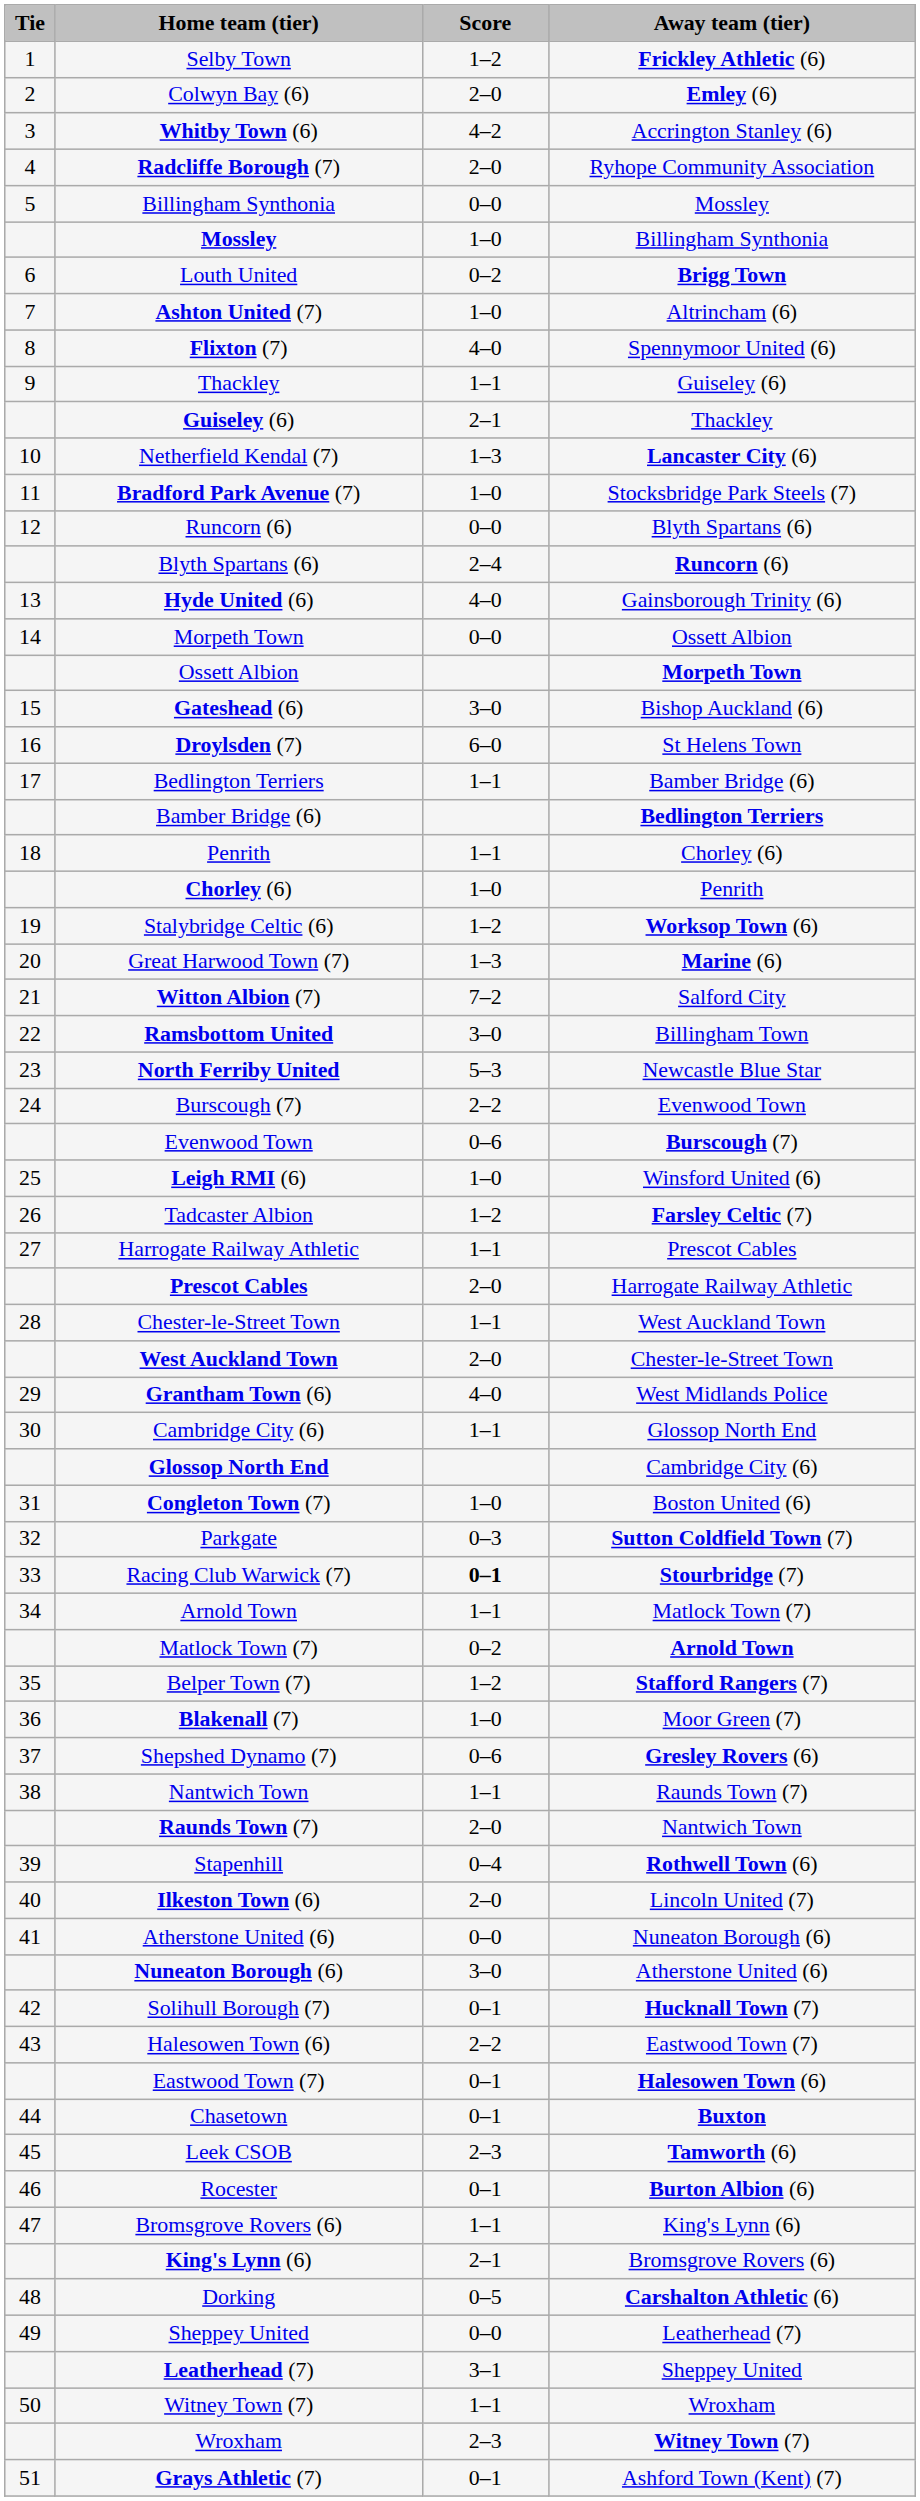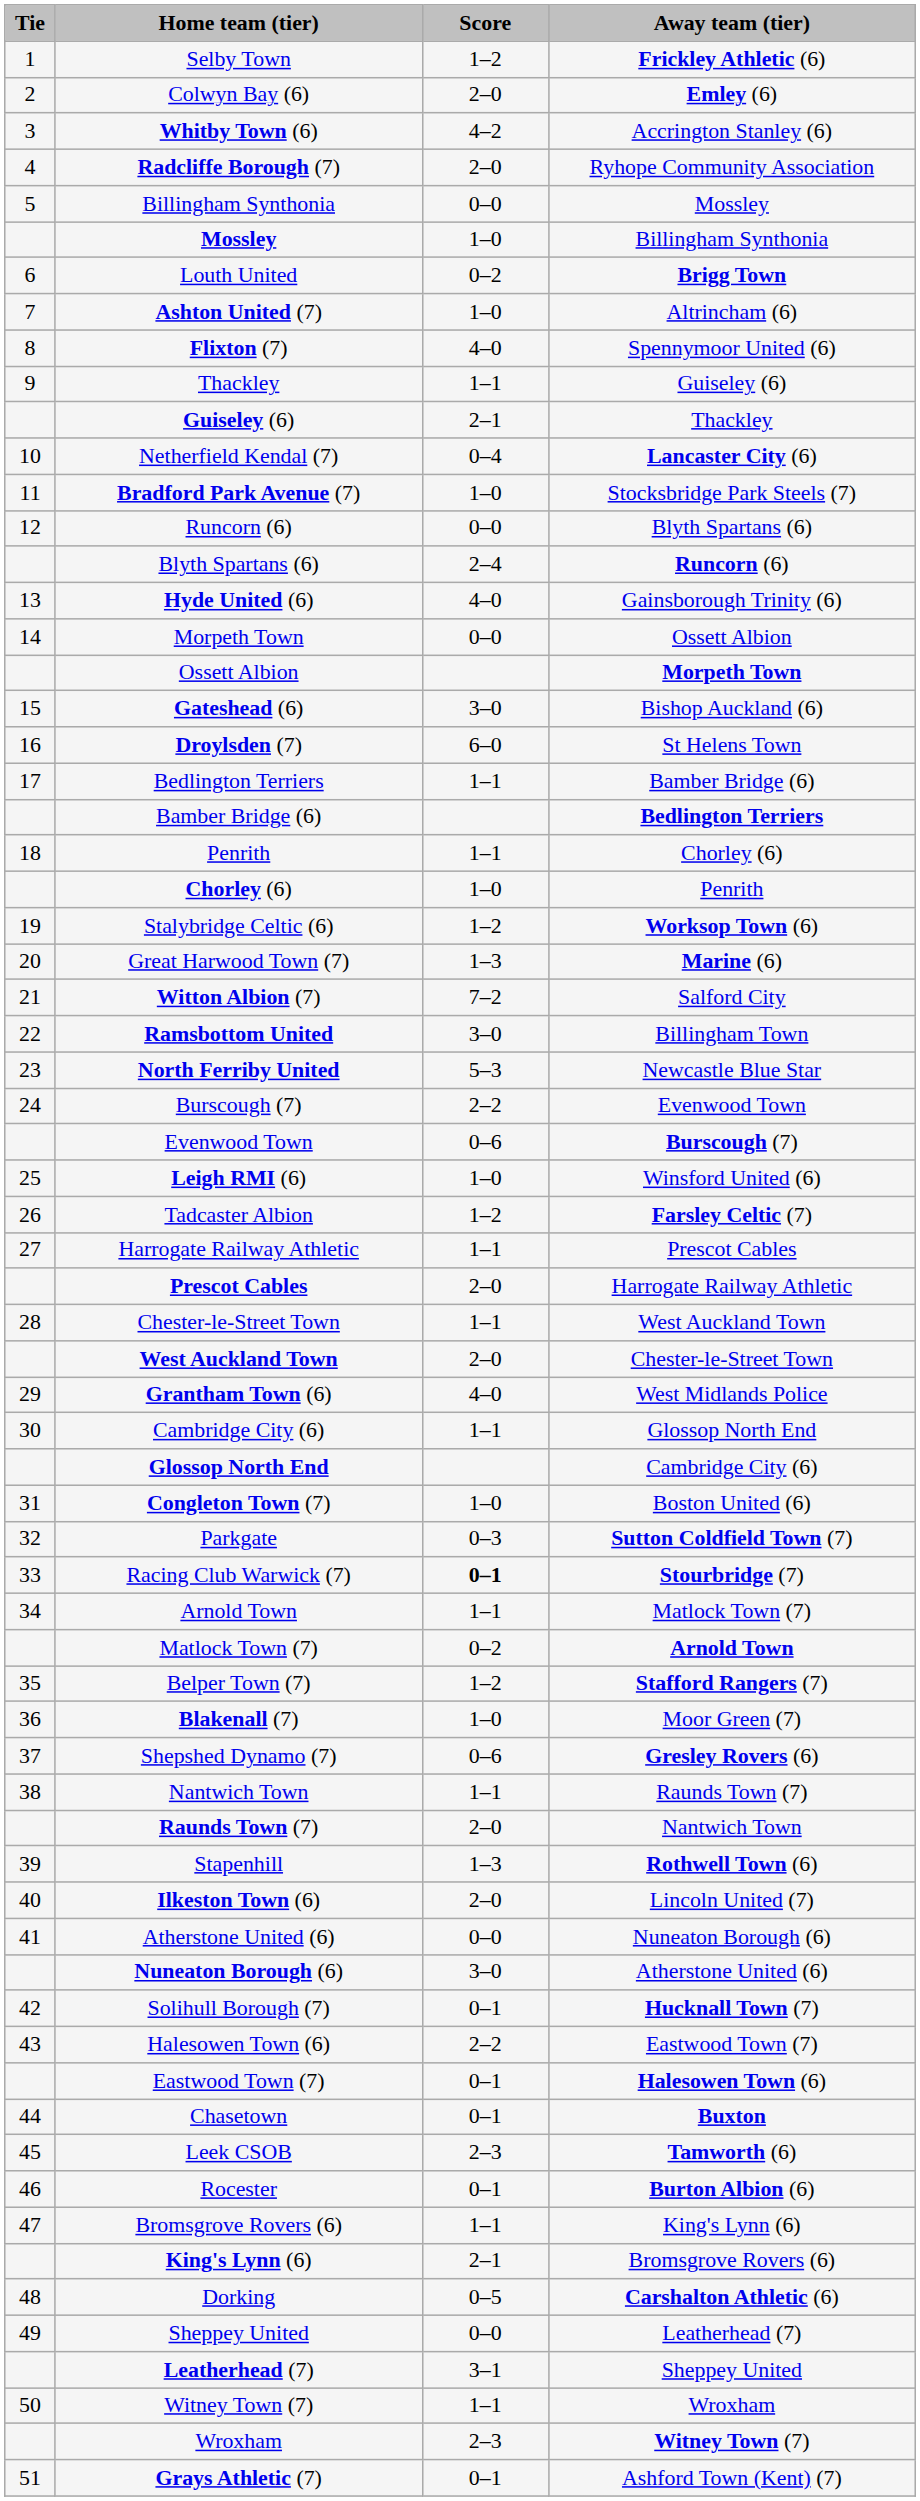(485, 456) 1–3 -> (485, 456) 0–4
(485, 1864) 0–4 -> (485, 1864) 1–3
